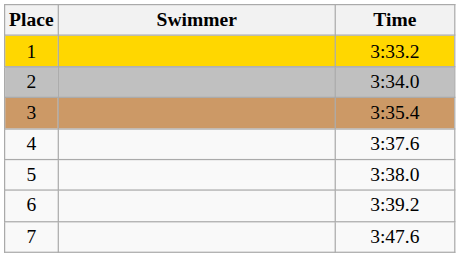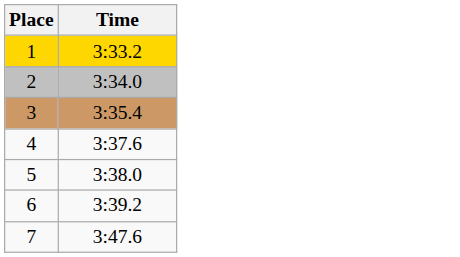- column: (197, 19)
